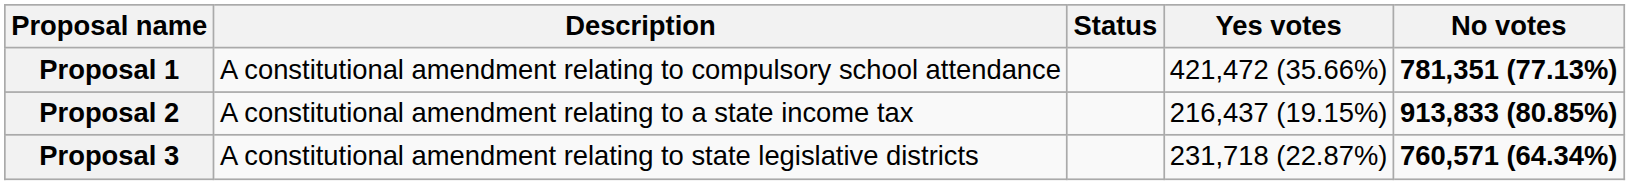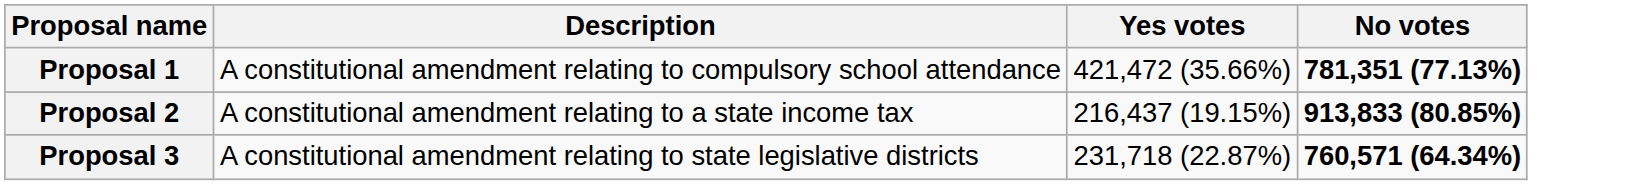- column: (1115, 26)
